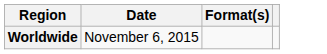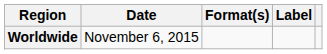+ column: (294, 15)
